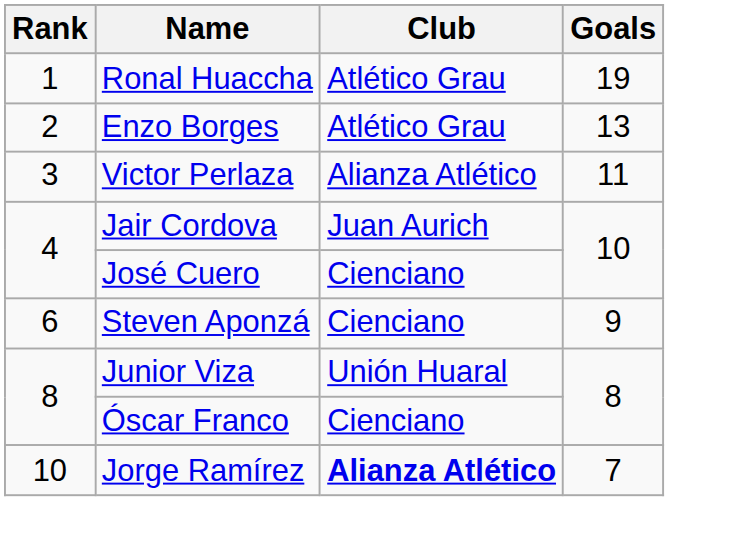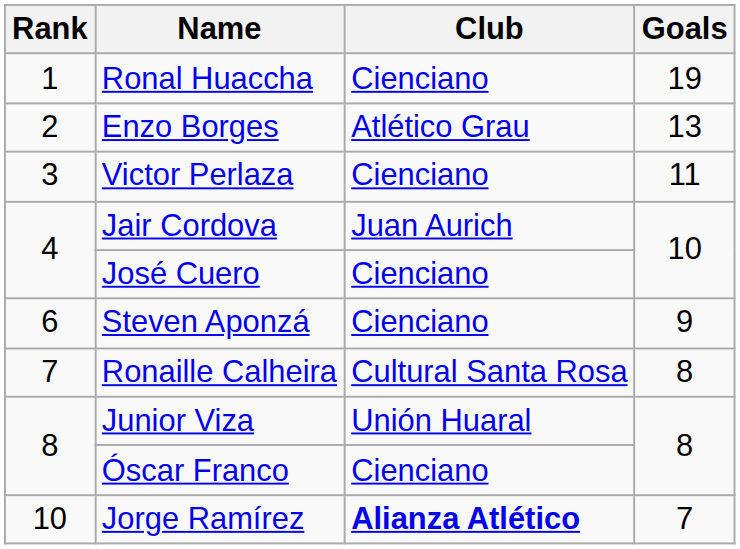(416, 77) Atlético Grau -> (420, 77) Cienciano
(432, 175) Alianza Atlético -> (420, 175) Cienciano
+ row: (219, 371)
